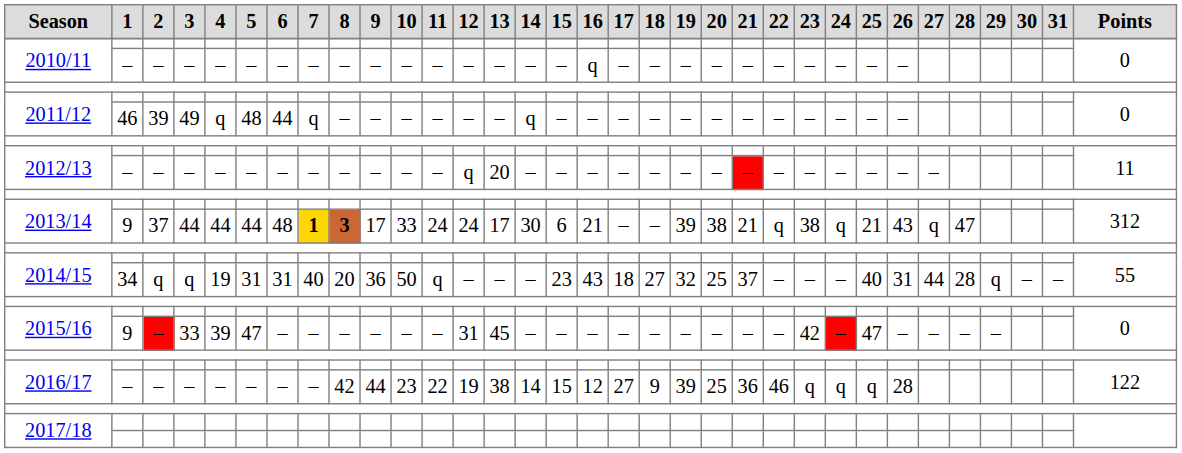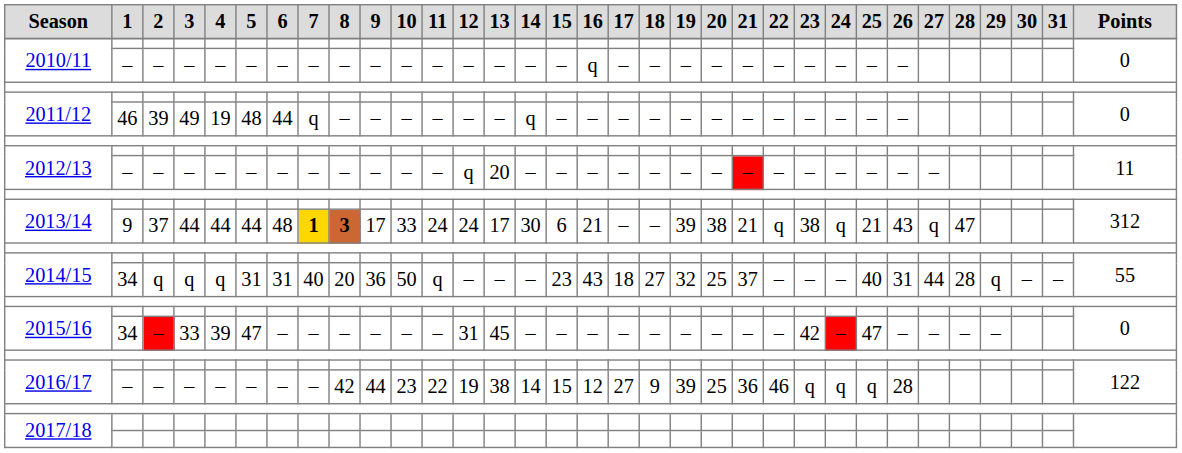(220, 118) q -> (220, 118) 19
(220, 279) 19 -> (220, 279) q
(127, 333) 9 -> (127, 333) 34
